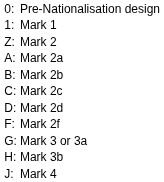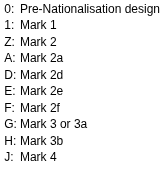- row: (42, 75)
- row: (41, 91)
+ row: (42, 91)
